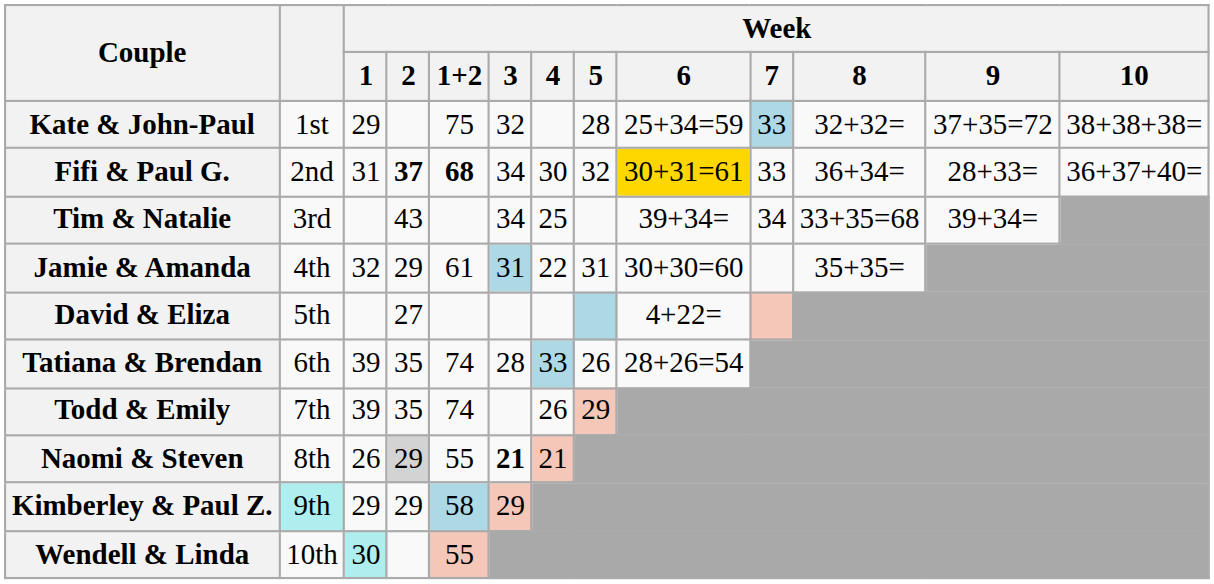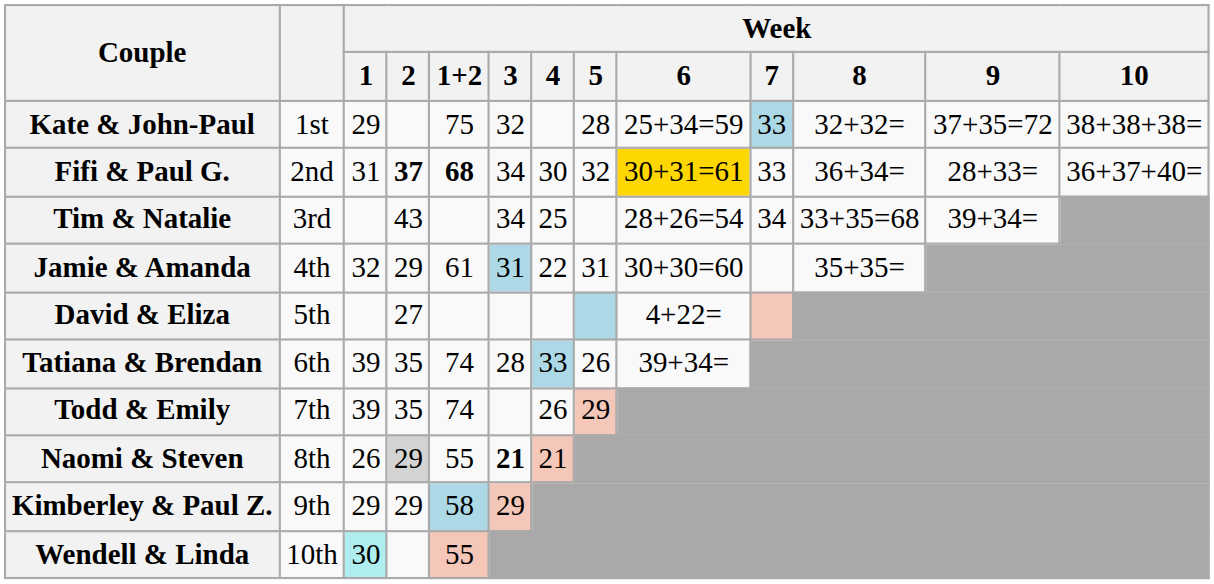(684, 219) 39+34= -> (684, 219) 28+26=54
(684, 362) 28+26=54 -> (684, 362) 39+34=
(312, 505) paleturquoise background -> (312, 505) no background
